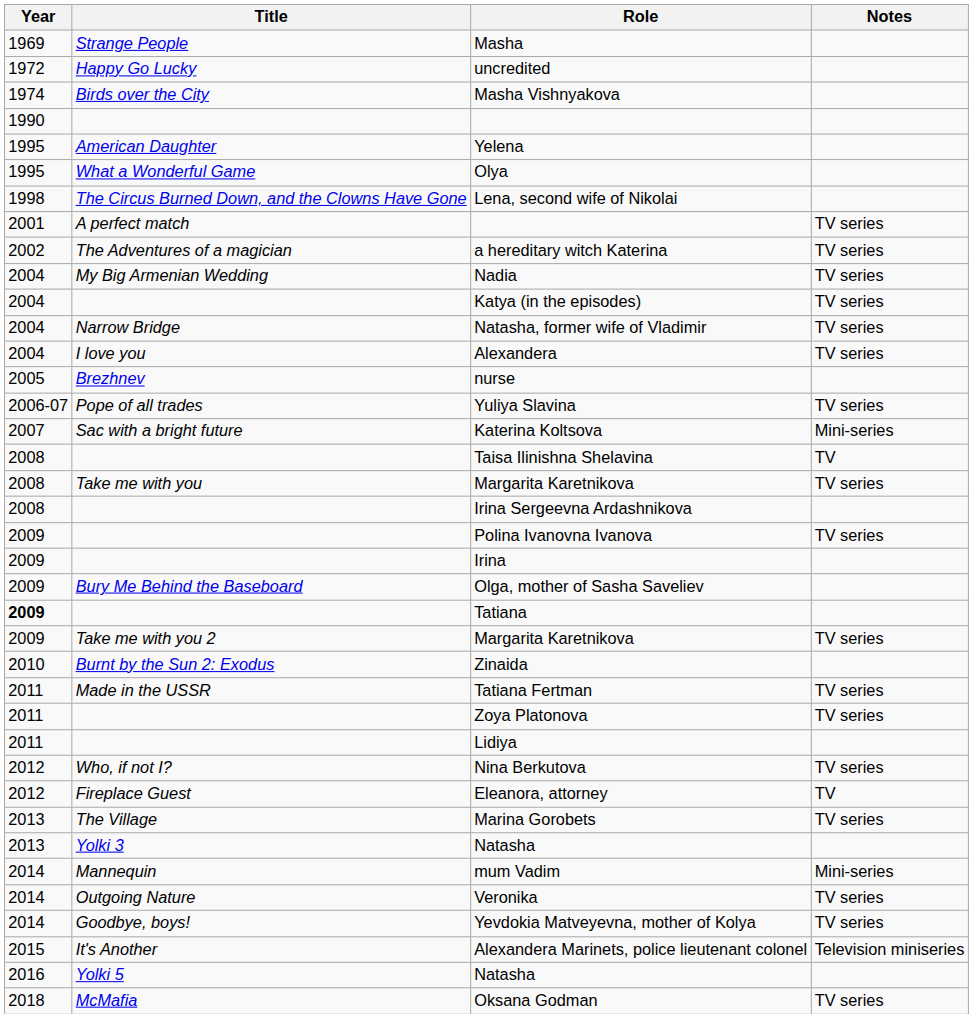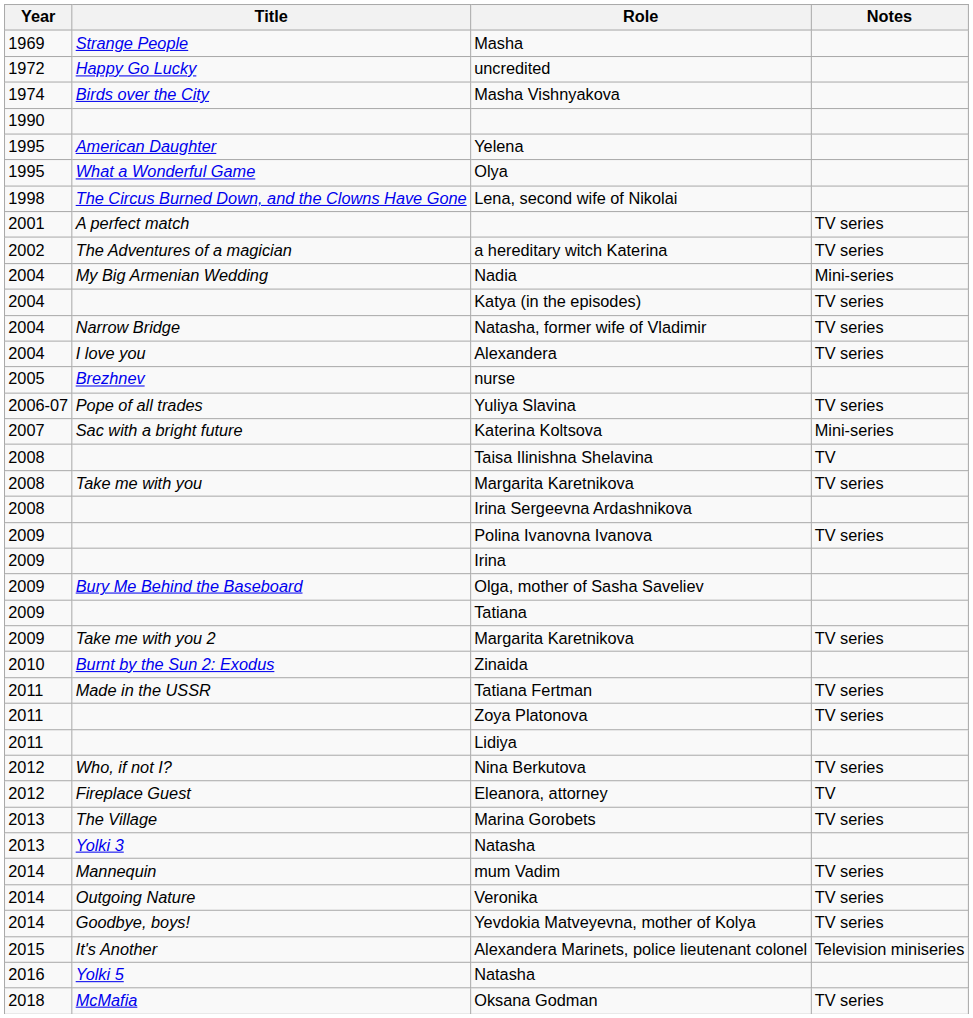(849, 276) TV series -> (854, 276) Mini-series
(26, 612) bold -> (26, 612) normal
(854, 871) Mini-series -> (849, 871) TV series
